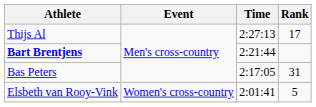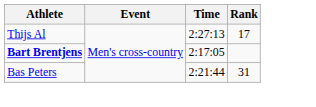(257, 53) 2:21:44 -> (207, 53) 2:17:05
(257, 73) 2:17:05 -> (207, 73) 2:21:44
- row: (63, 92)
